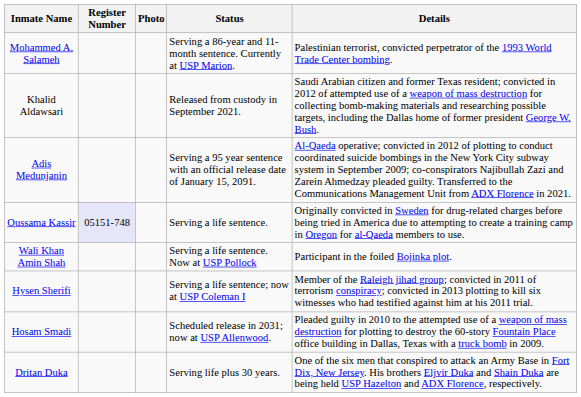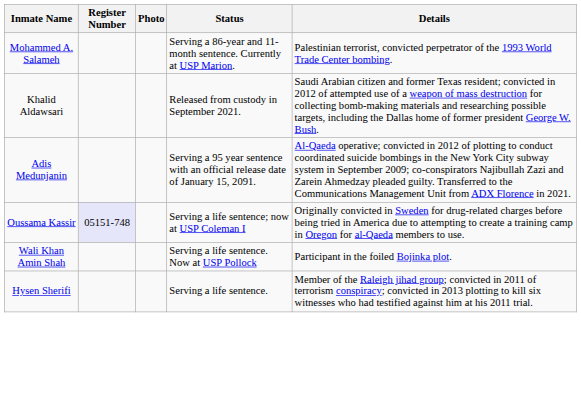(219, 222) Serving a life sentence. -> (229, 222) Serving a life sentence; now at USP Coleman I
(229, 291) Serving a life sentence; now at USP Coleman I -> (219, 291) Serving a life sentence.
- row: (41, 332)
- row: (41, 372)
